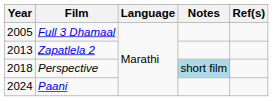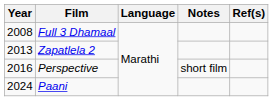(20, 31) 2005 -> (20, 31) 2008
(20, 68) 2018 -> (20, 68) 2016
(204, 68) lightblue background -> (204, 68) no background
